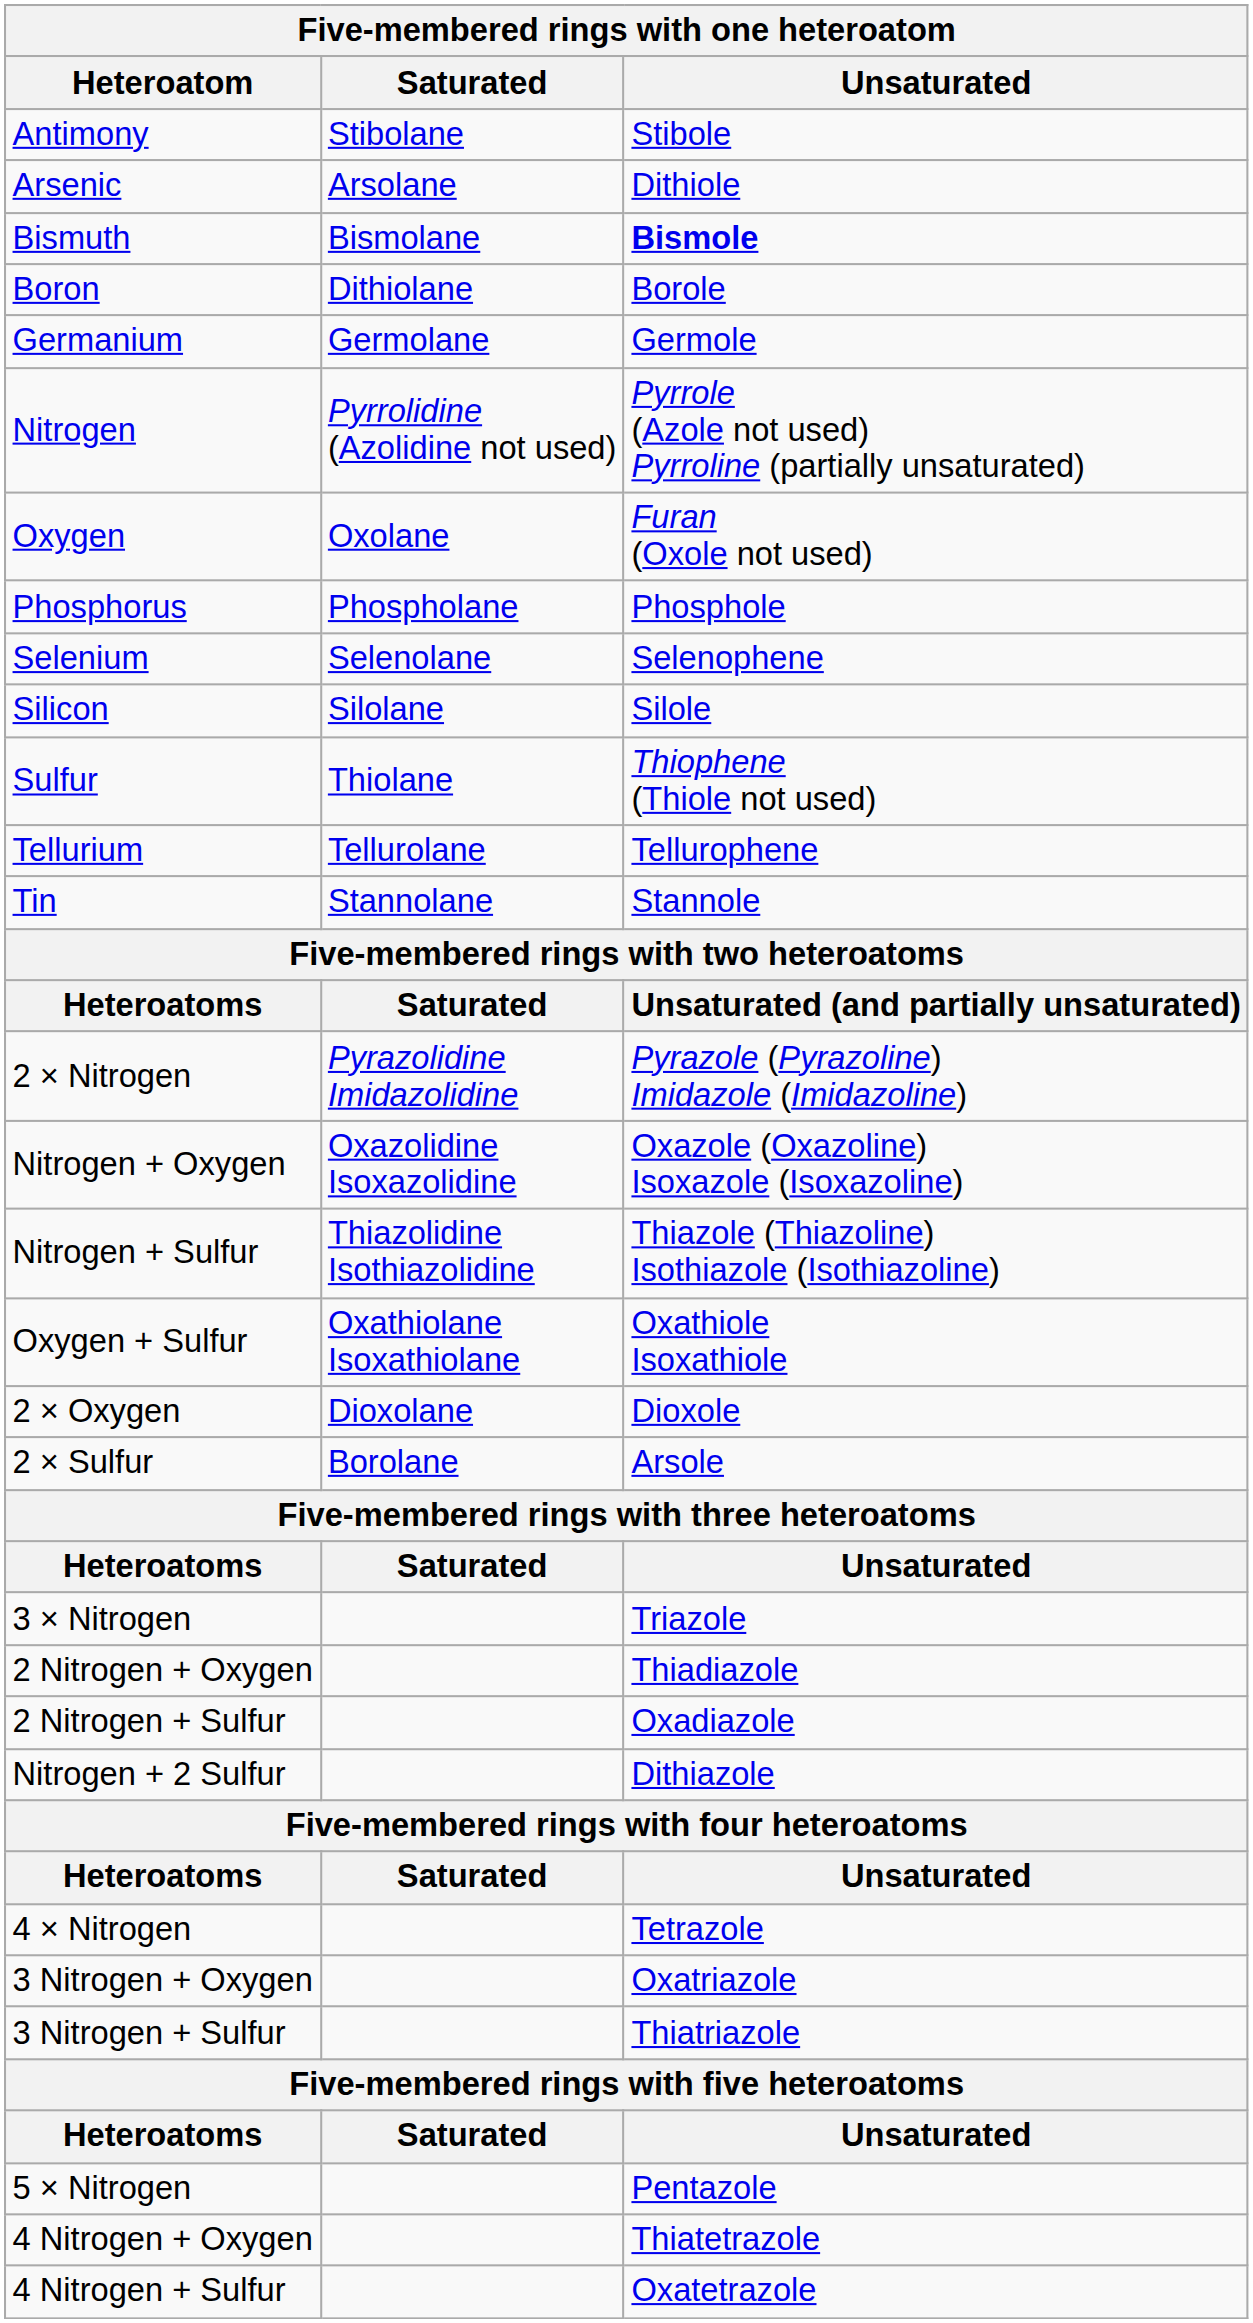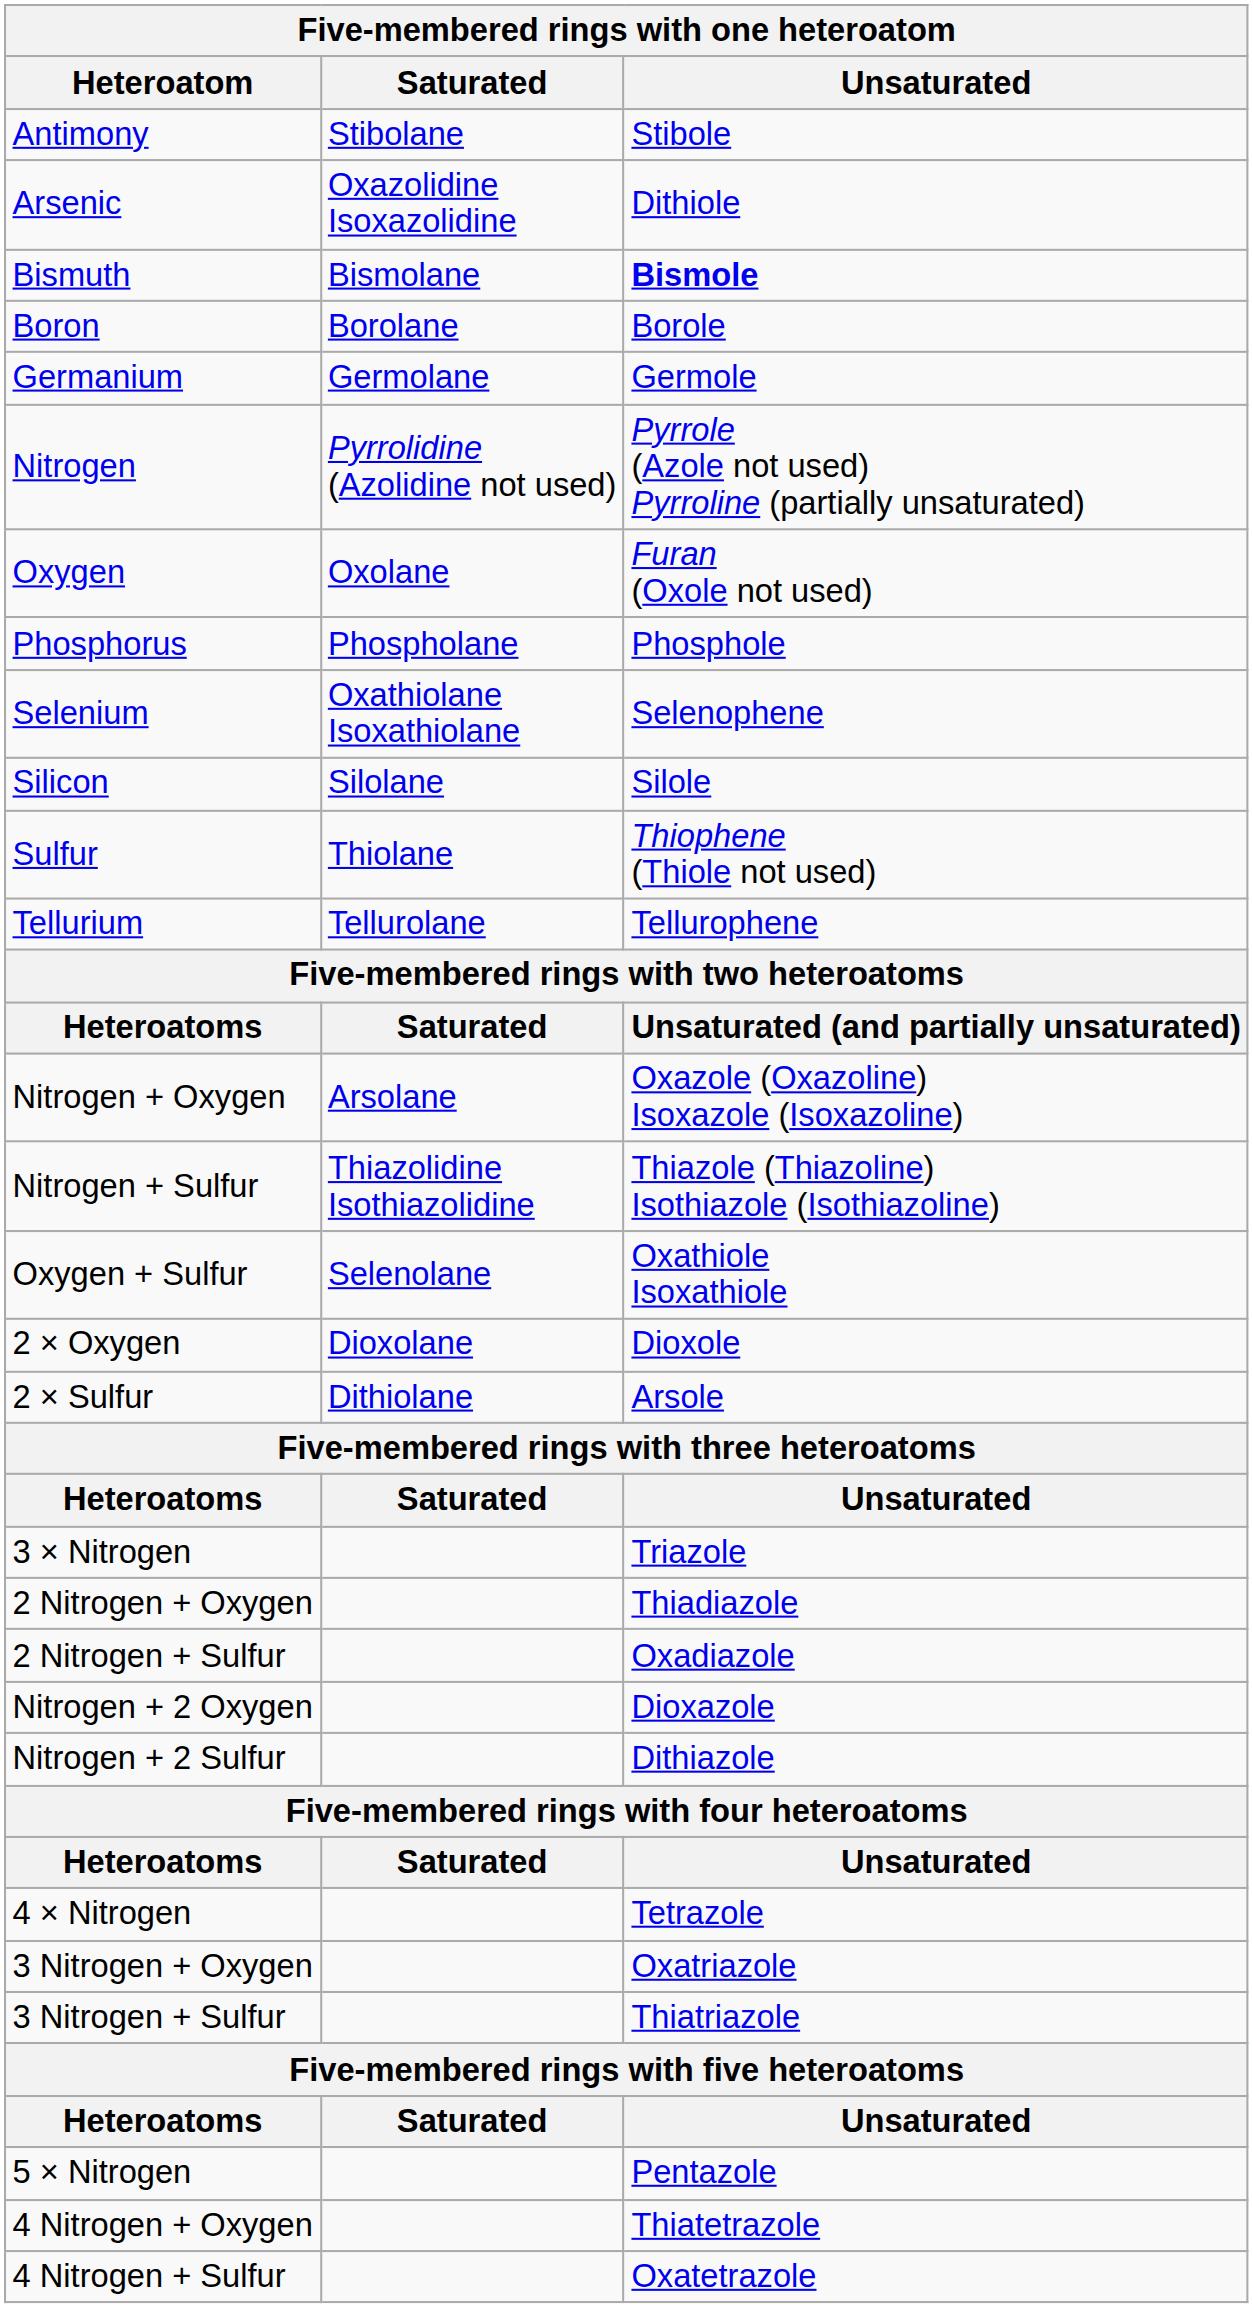(392, 185) Arsolane -> (422, 204) Oxazolidine Isoxazolidine
(400, 289) Dithiolane -> (393, 325) Borolane
(410, 658) Selenolane -> (424, 713) Oxathiolane Isoxathiolane
- row: (35, 901)
- row: (102, 1075)
(422, 1164) Oxazolidine Isoxazolidine -> (392, 1097) Arsolane
(424, 1341) Oxathiolane Isoxathiolane -> (410, 1274) Selenolane
(393, 1462) Borolane -> (400, 1396) Dithiolane
+ row: (163, 1706)
